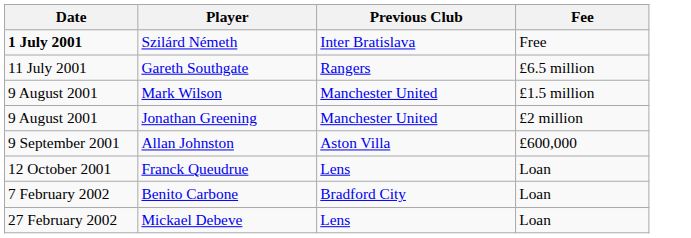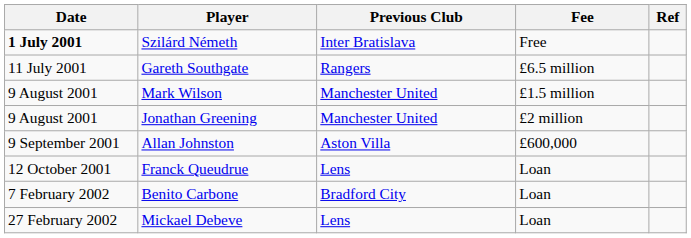+ column: (668, 17)
